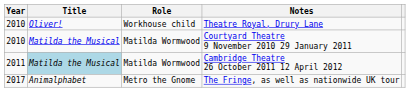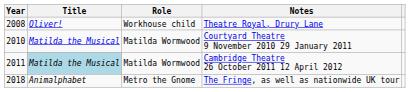(16, 24) 2010 -> (16, 24) 2008
(16, 81) 2017 -> (16, 81) 2018
